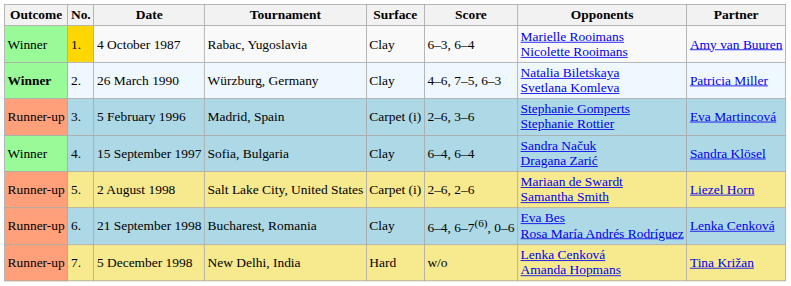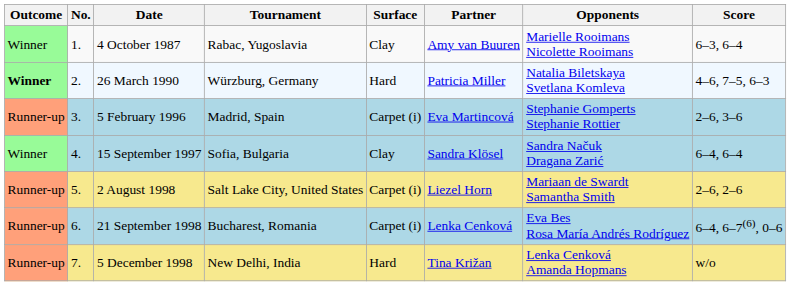columns swapped: (736, 15) <-> (471, 15)
(76, 44) gold background -> (76, 44) no background
(382, 80) Clay -> (383, 80) Hard
(382, 226) Clay -> (395, 226) Carpet (i)
